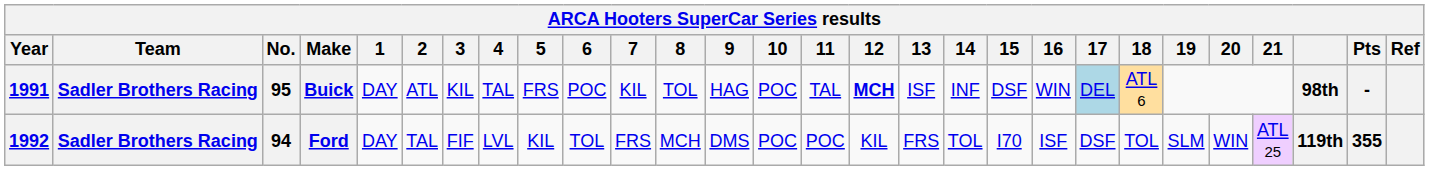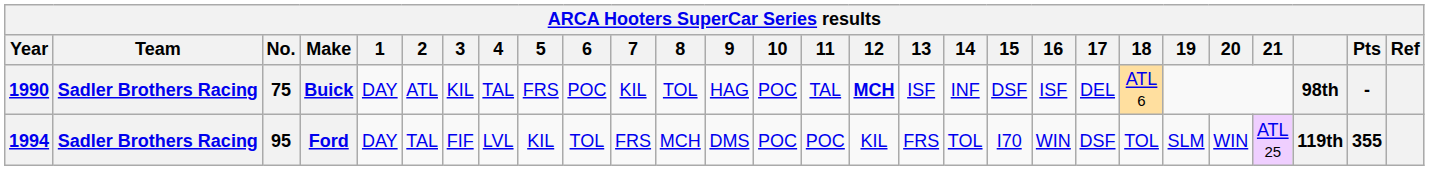(29, 89) 1991 -> (29, 89) 1990
(281, 89) 95 -> (281, 89) 75
(1053, 89) WIN -> (1053, 89) ISF
(1098, 89) lightblue background -> (1098, 89) no background
(29, 140) 1992 -> (29, 140) 1994
(281, 140) 94 -> (281, 140) 95
(1053, 140) ISF -> (1053, 140) WIN
